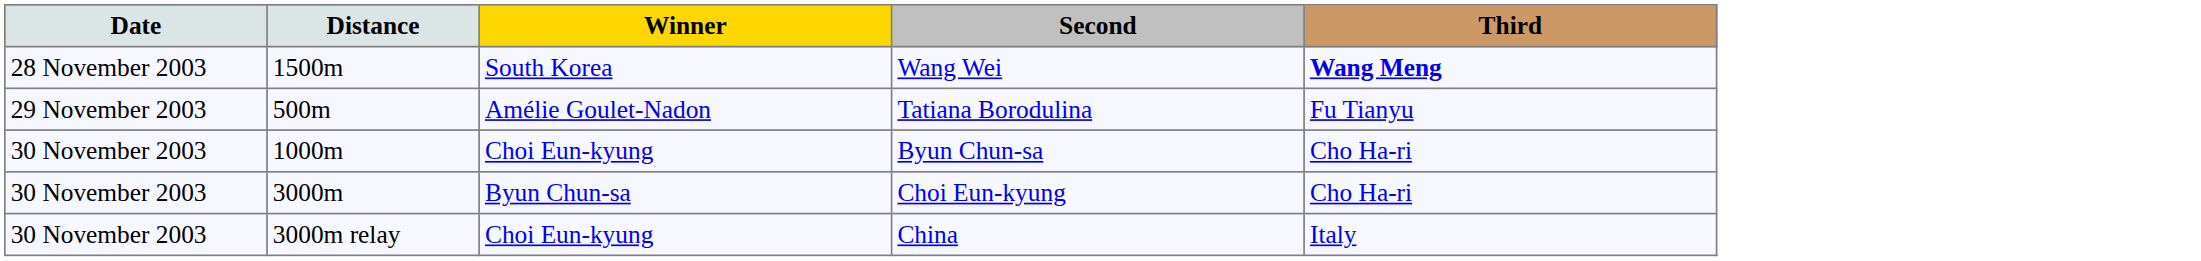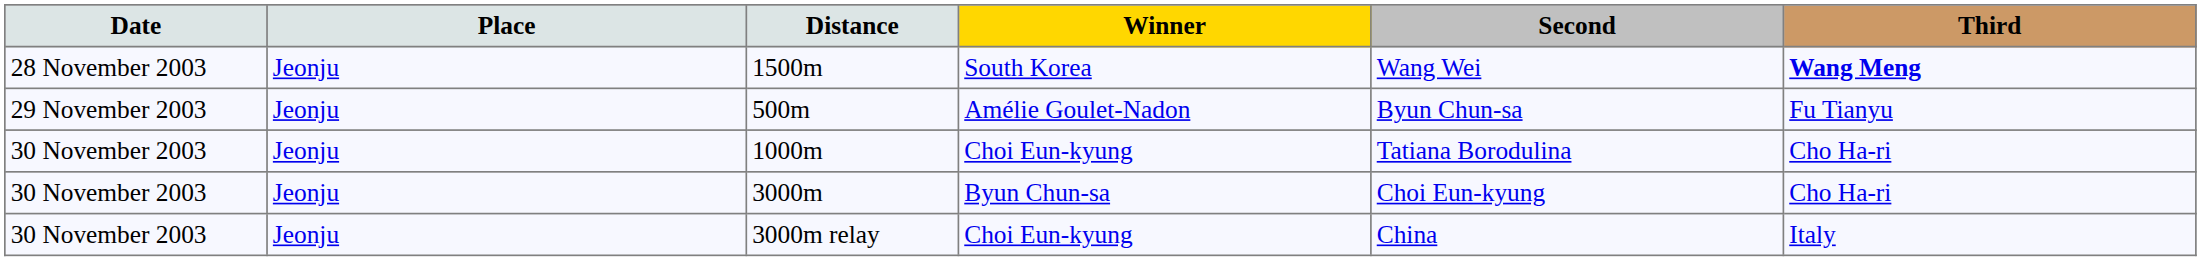+ column: (507, 25)
(995, 108) Tatiana Borodulina -> (1450, 108) Byun Chun-sa
(970, 150) Byun Chun-sa -> (1474, 150) Tatiana Borodulina
